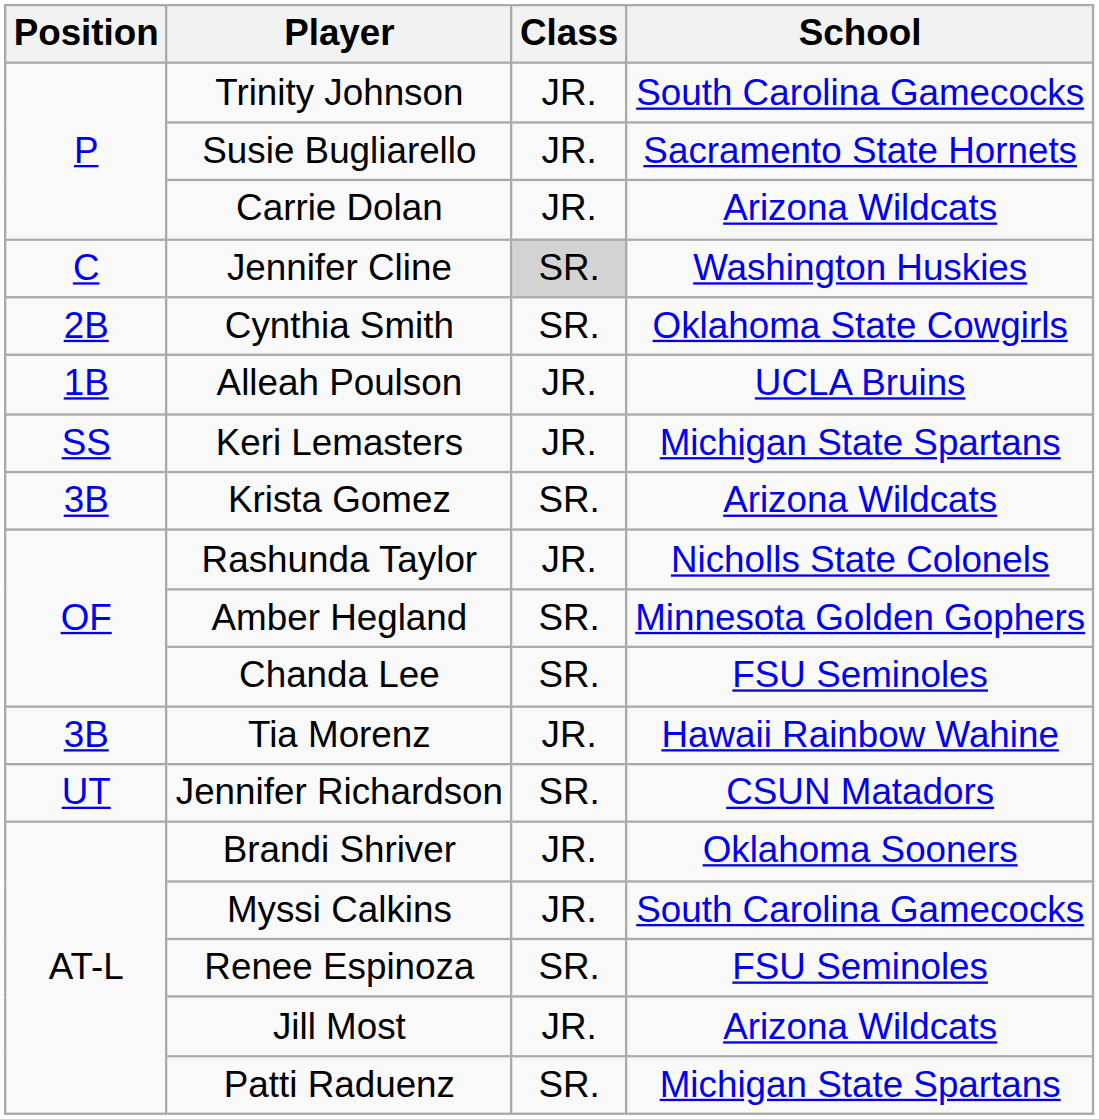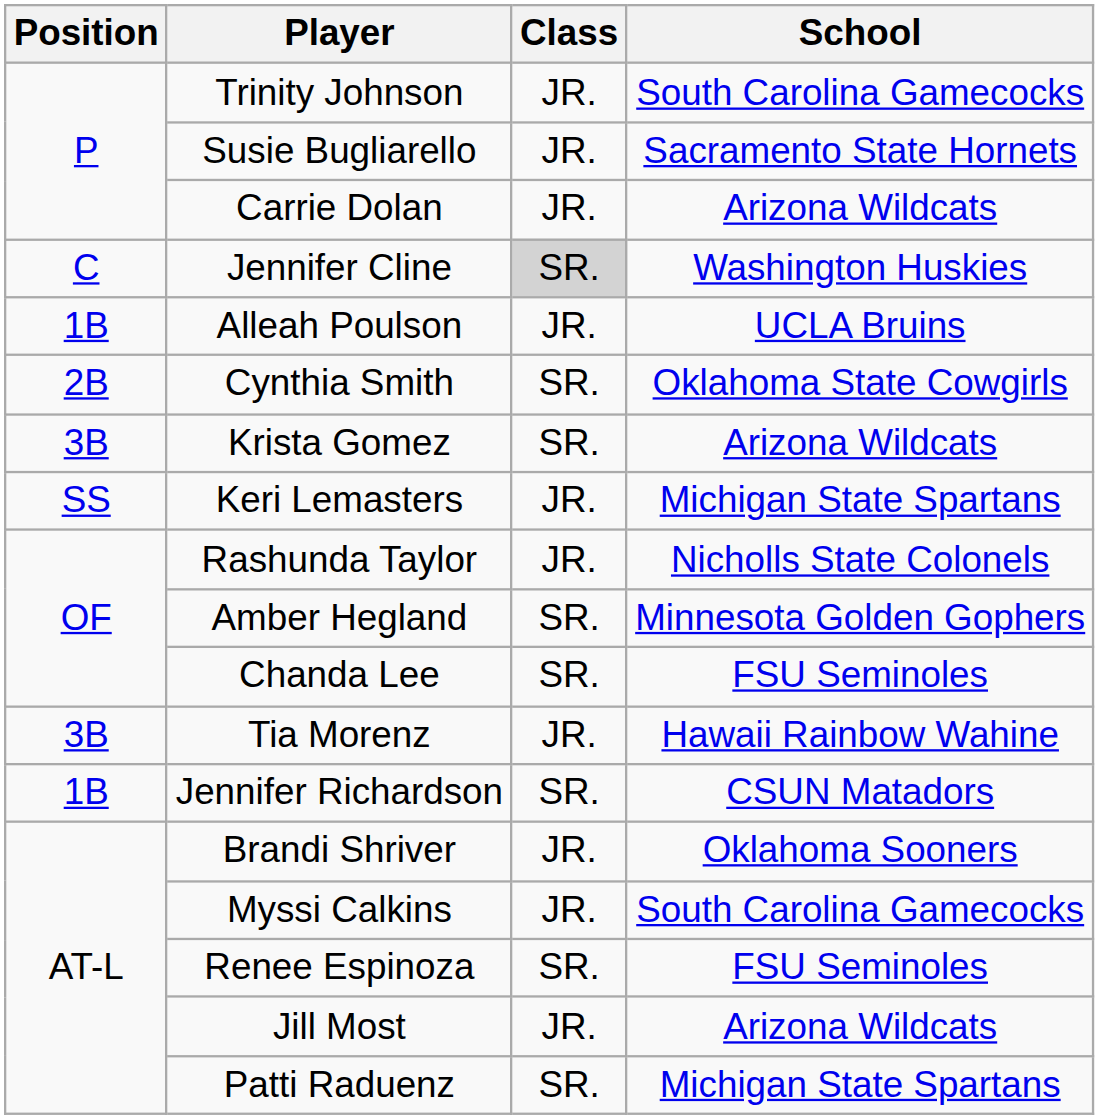rows swapped: (339, 383) <-> (339, 325)
rows swapped: (339, 500) <-> (339, 442)
(86, 792) UT -> (86, 792) 1B
